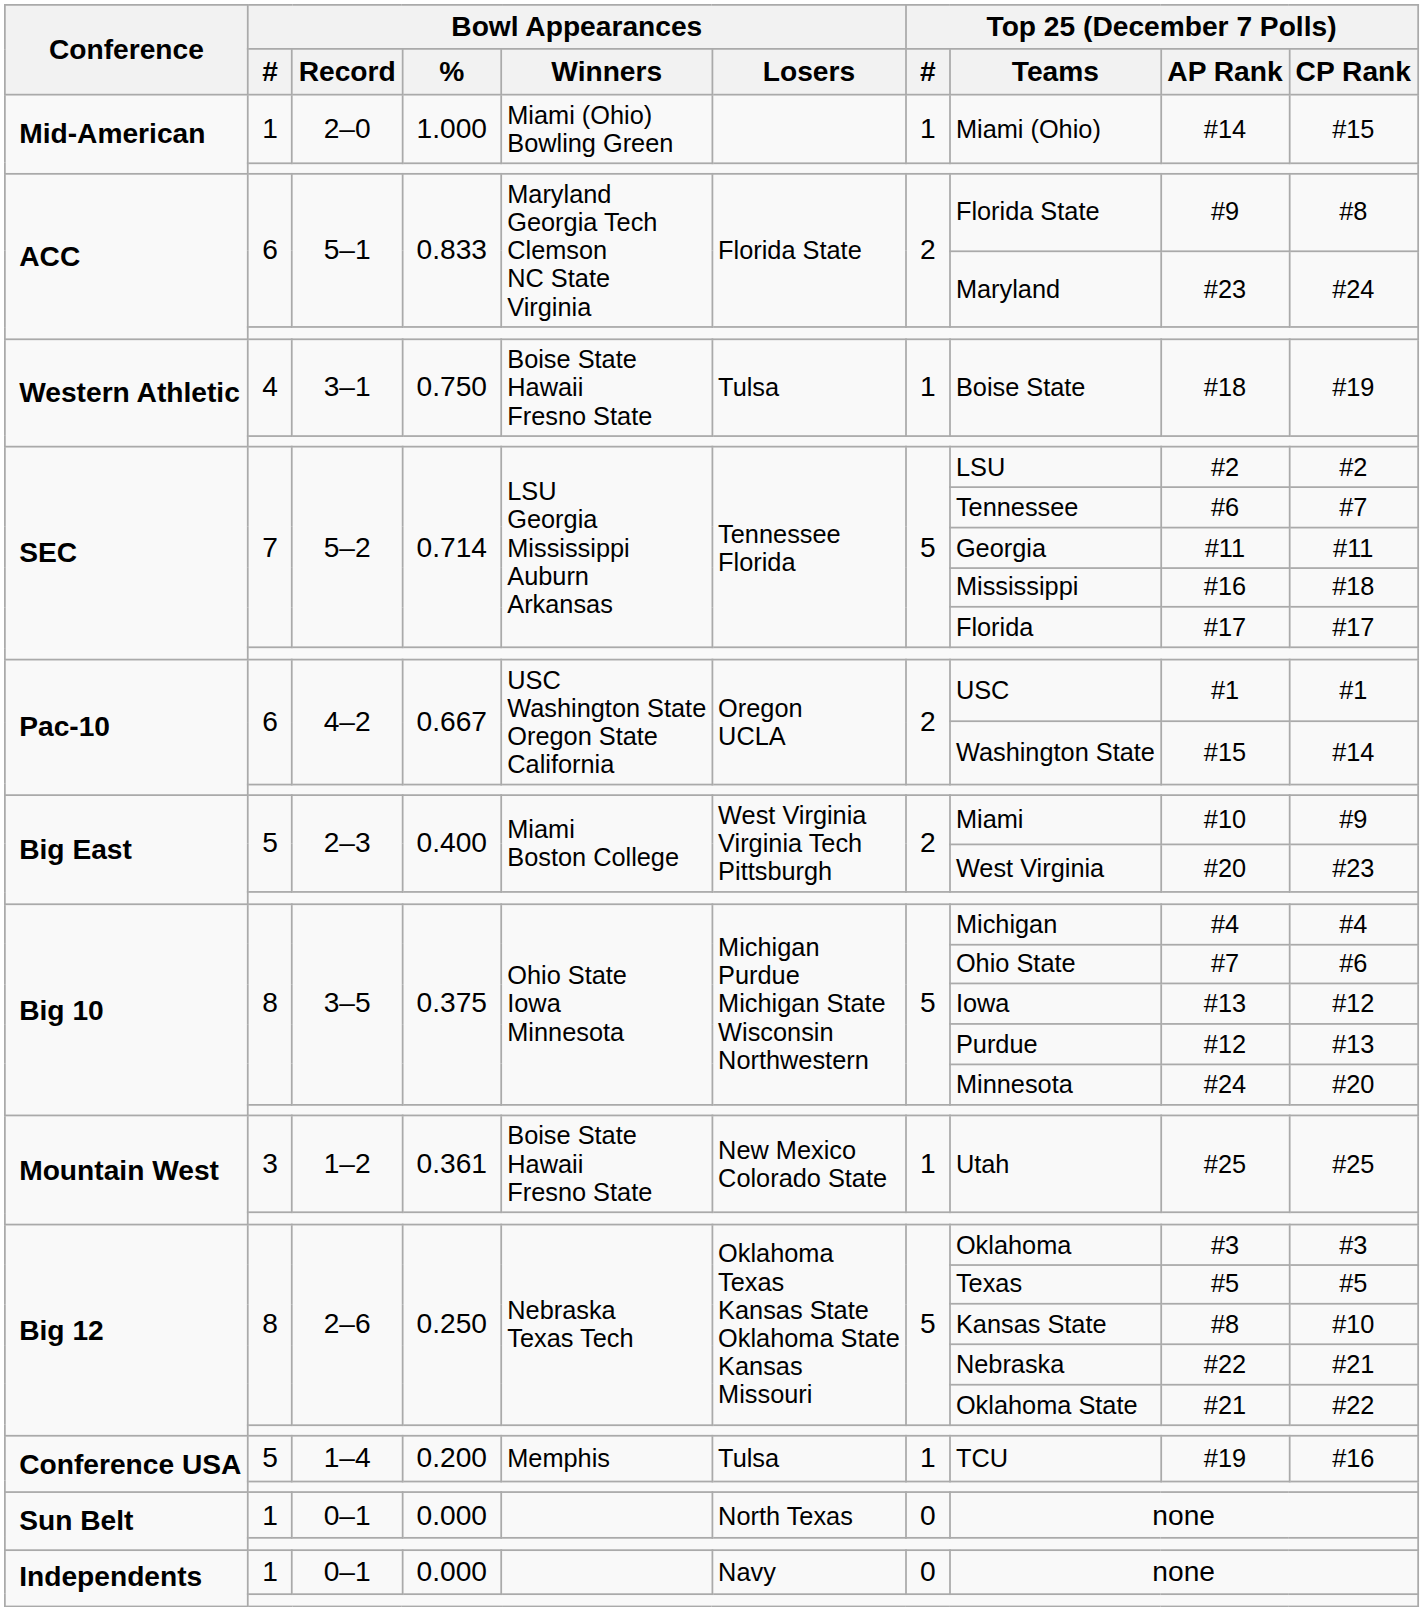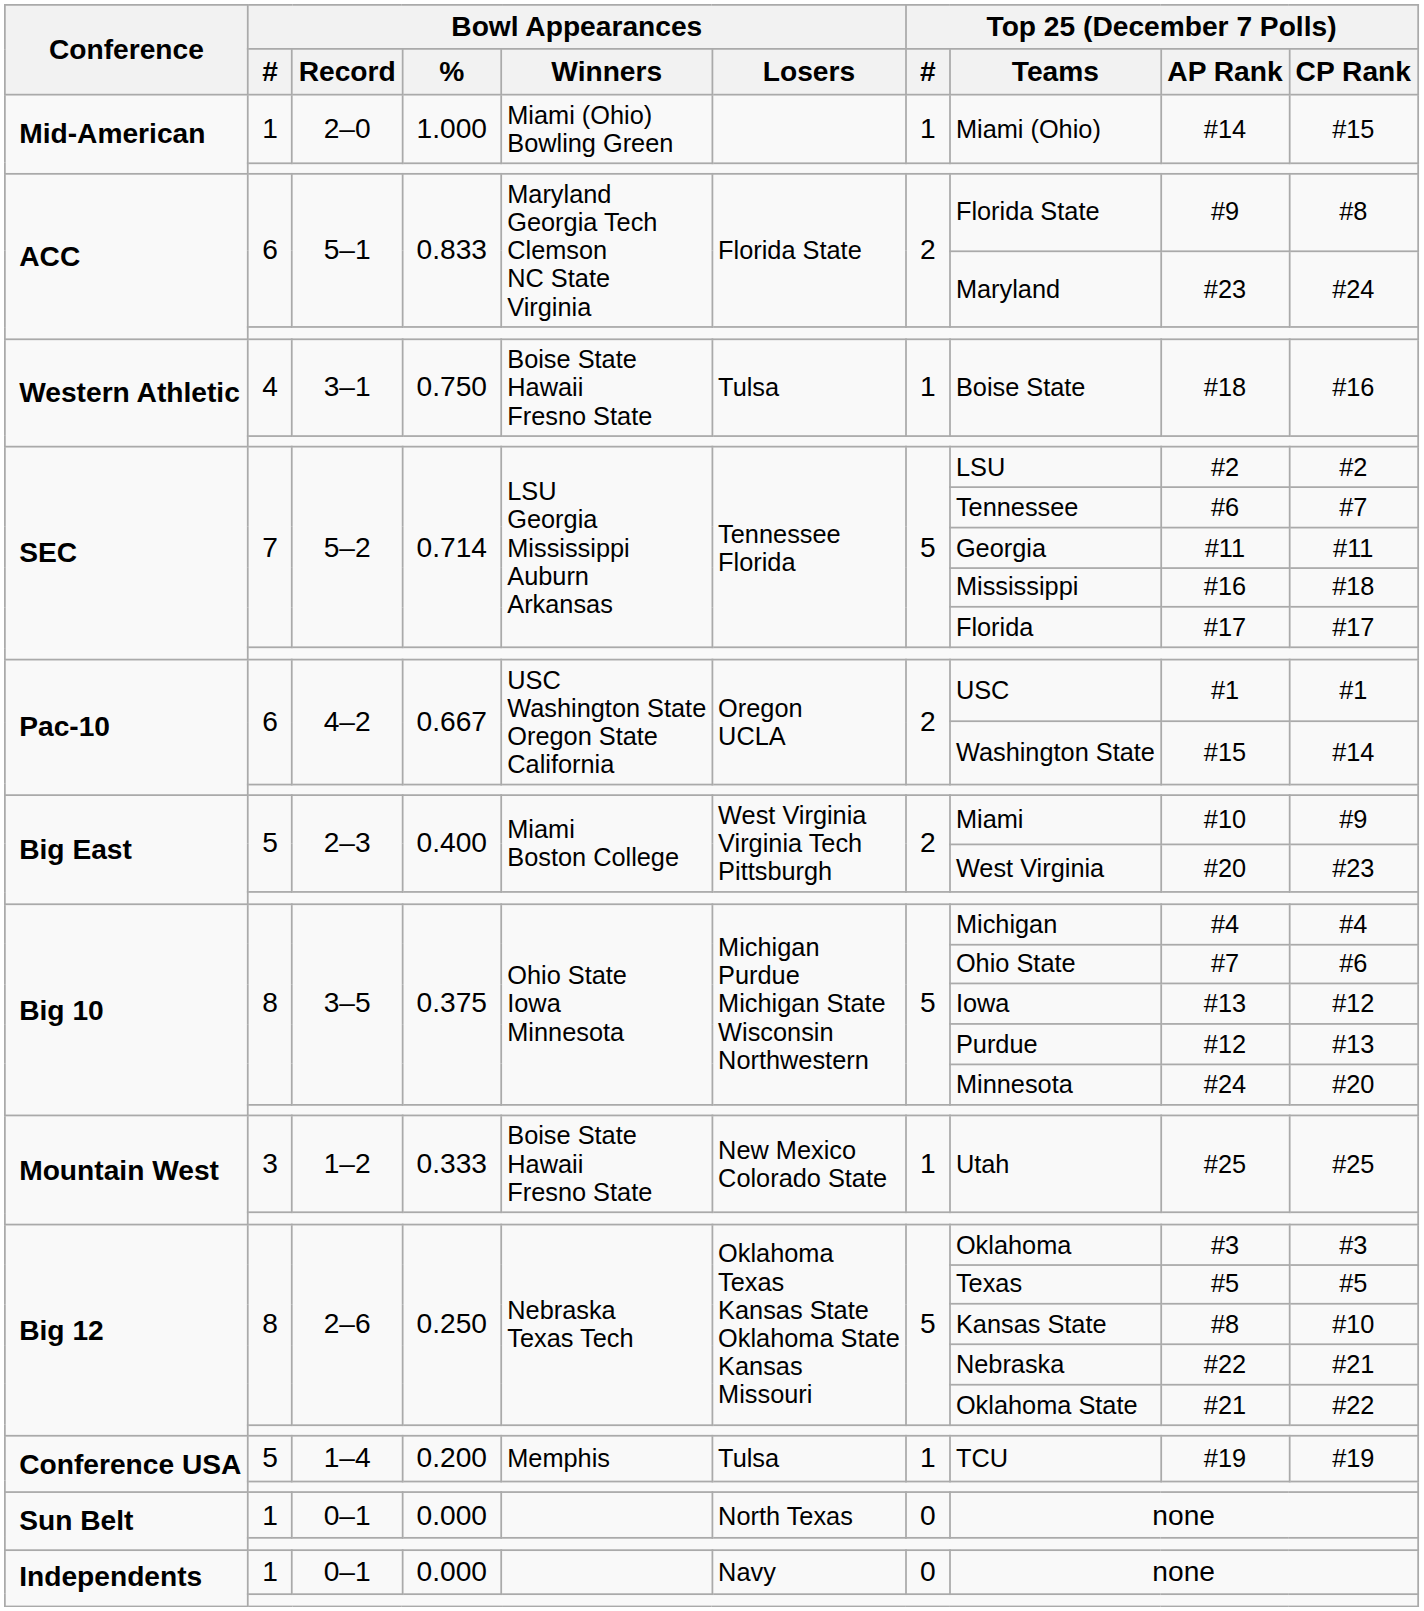(1353, 387) #19 -> (1353, 387) #16
(452, 1163) 0.361 -> (452, 1163) 0.333
(1353, 1459) #16 -> (1353, 1459) #19
